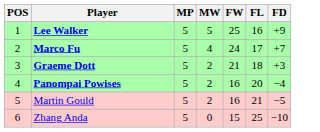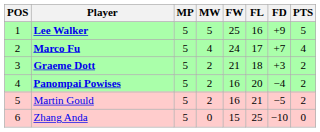+ column: (303, 13)
